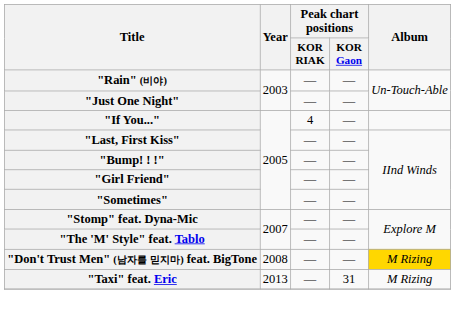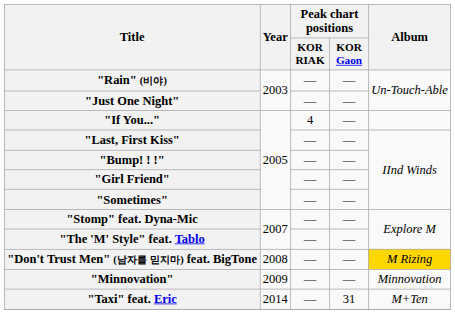+ row: (132, 279)
(275, 279) 2013 -> (275, 299) 2014
(410, 279) M Rizing -> (410, 299) M+Ten
